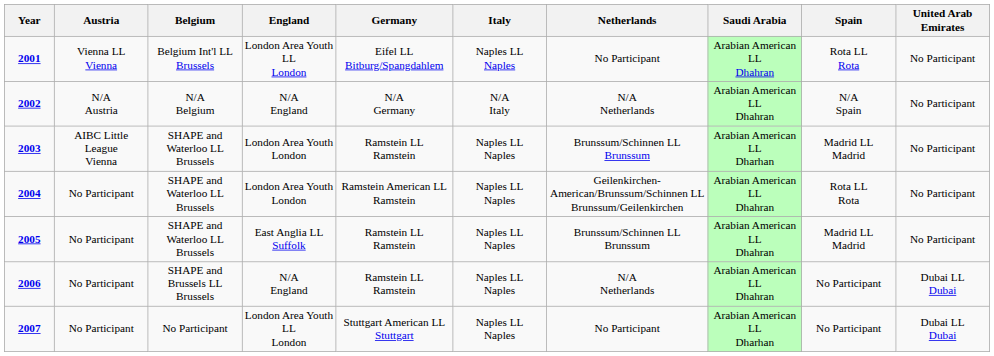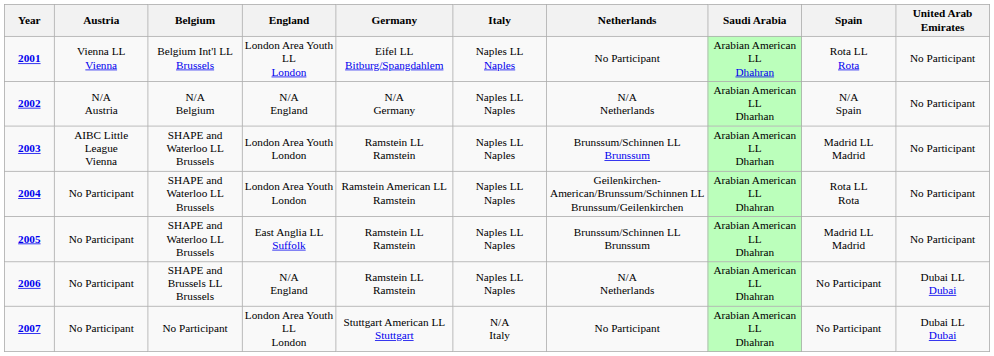(500, 104) N/A Italy -> (500, 104) Naples LL Naples
(755, 104) Arabian American LL Dhahran -> (755, 104) Arabian American LL Dharhan
(500, 329) Naples LL Naples -> (500, 329) N/A Italy
(755, 329) Arabian American LL Dharhan -> (755, 329) Arabian American LL Dhahran
